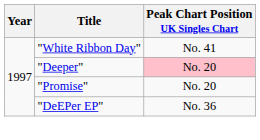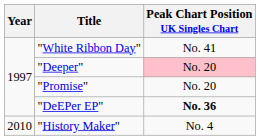(199, 106) normal -> (199, 106) bold
+ row: (79, 125)
